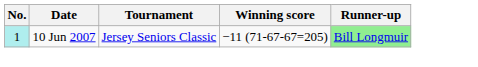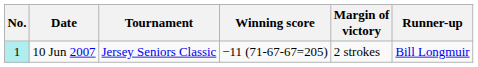+ column: (362, 22)
(371, 36) lightgreen background -> (433, 51) no background
